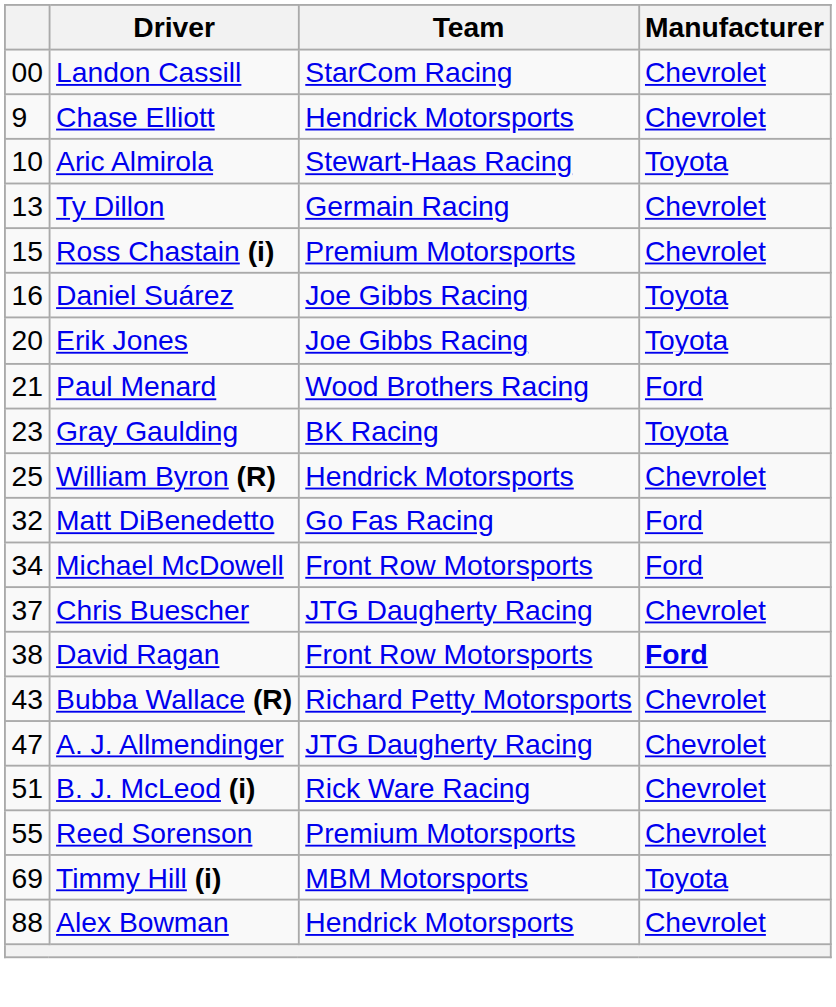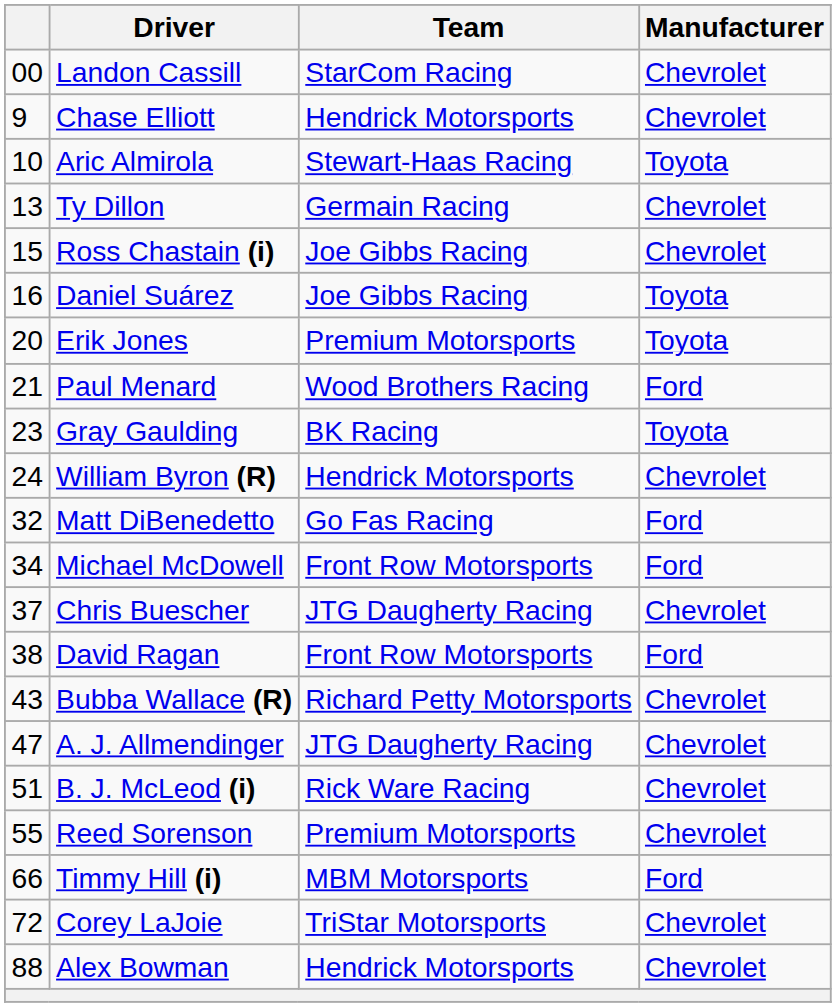(440, 251) Premium Motorsports -> (417, 251) Joe Gibbs Racing
(417, 341) Joe Gibbs Racing -> (440, 341) Premium Motorsports
(27, 475) 25 -> (27, 475) 24
(676, 654) bold -> (674, 654) normal
(27, 878) 69 -> (27, 878) 66
(687, 878) Toyota -> (674, 878) Ford
+ row: (139, 923)
